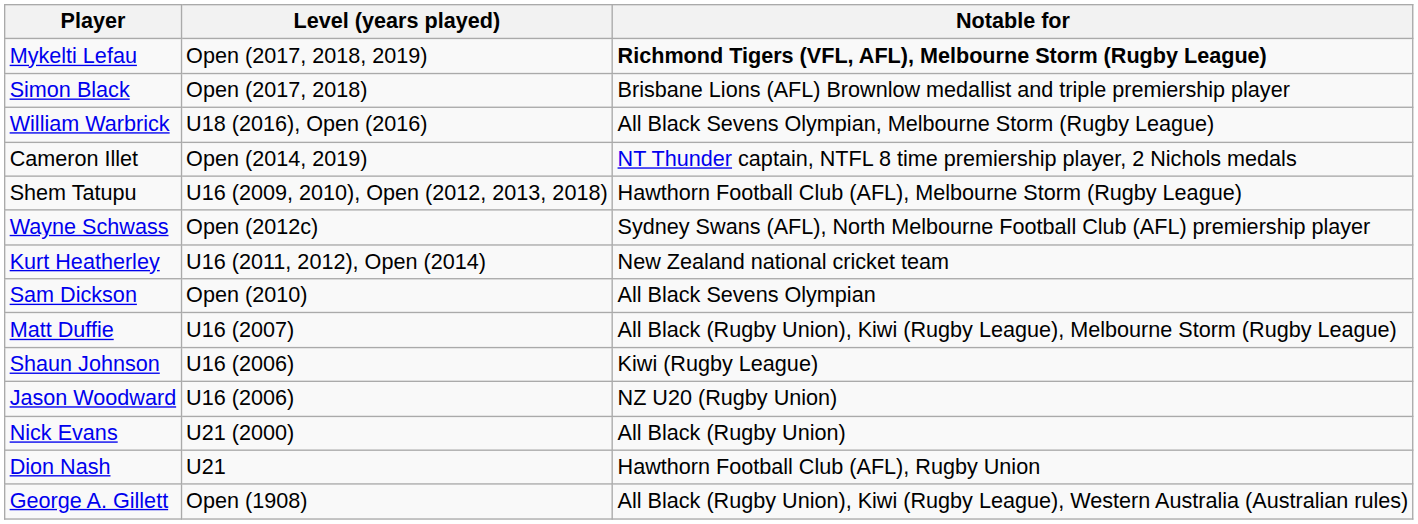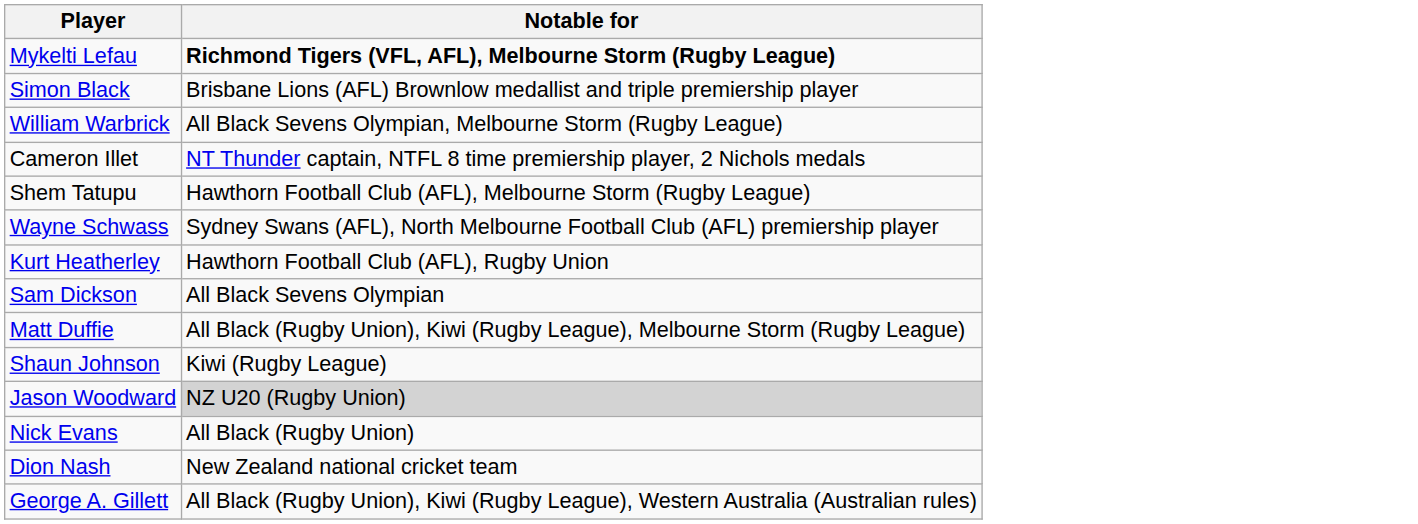- column: (397, 21)
(783, 261) New Zealand national cricket team -> (397, 261) Hawthorn Football Club (AFL), Rugby Union
(727, 398) no background -> (296, 398) lightgrey background
(829, 466) Hawthorn Football Club (AFL), Rugby Union -> (352, 466) New Zealand national cricket team
